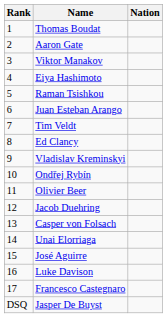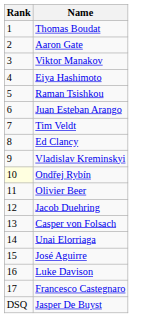- column: (145, 12)
(12, 175) no background -> (12, 175) lightyellow background
